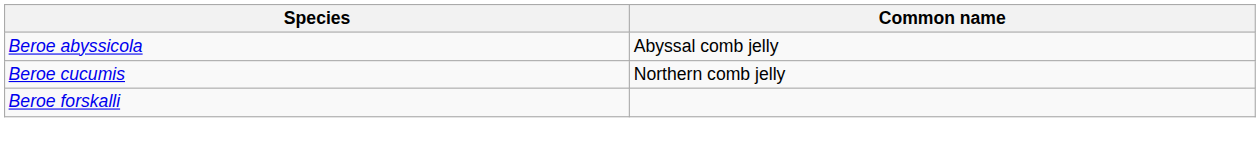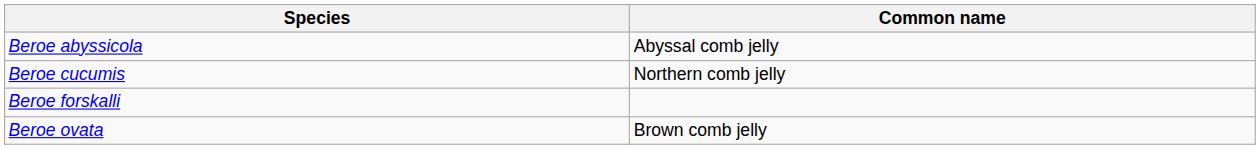+ row: (56, 130)
